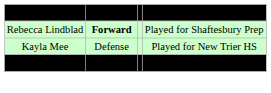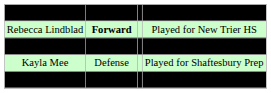(204, 29) Played for Shaftesbury Prep -> (204, 29) Played for New Trier HS
+ row: (45, 46)
(204, 46) Played for New Trier HS -> (204, 63) Played for Shaftesbury Prep
